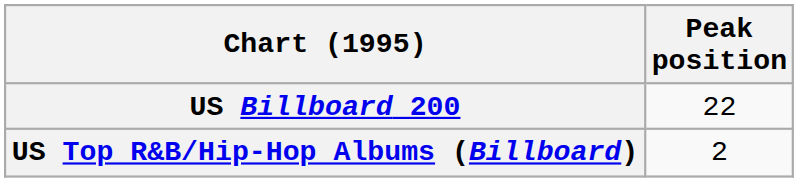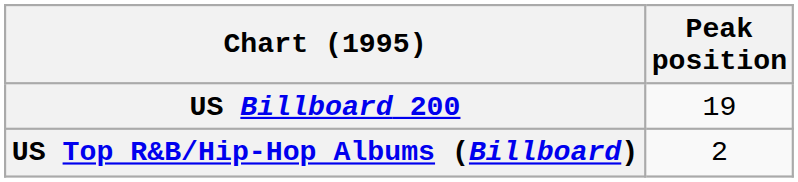(719, 107) 22 -> (719, 107) 19
